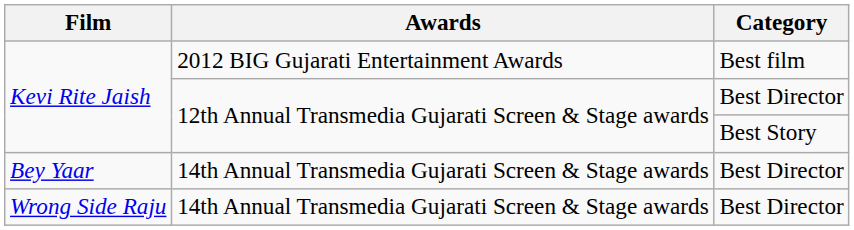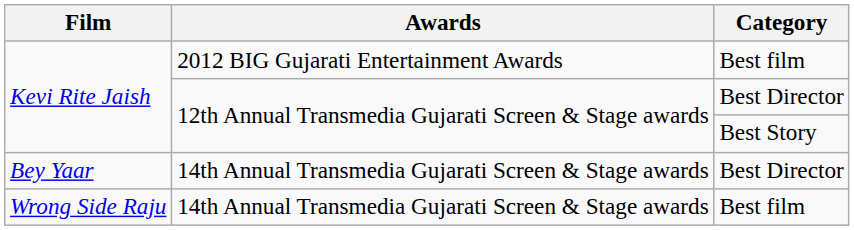(782, 206) Best Director -> (762, 206) Best film
